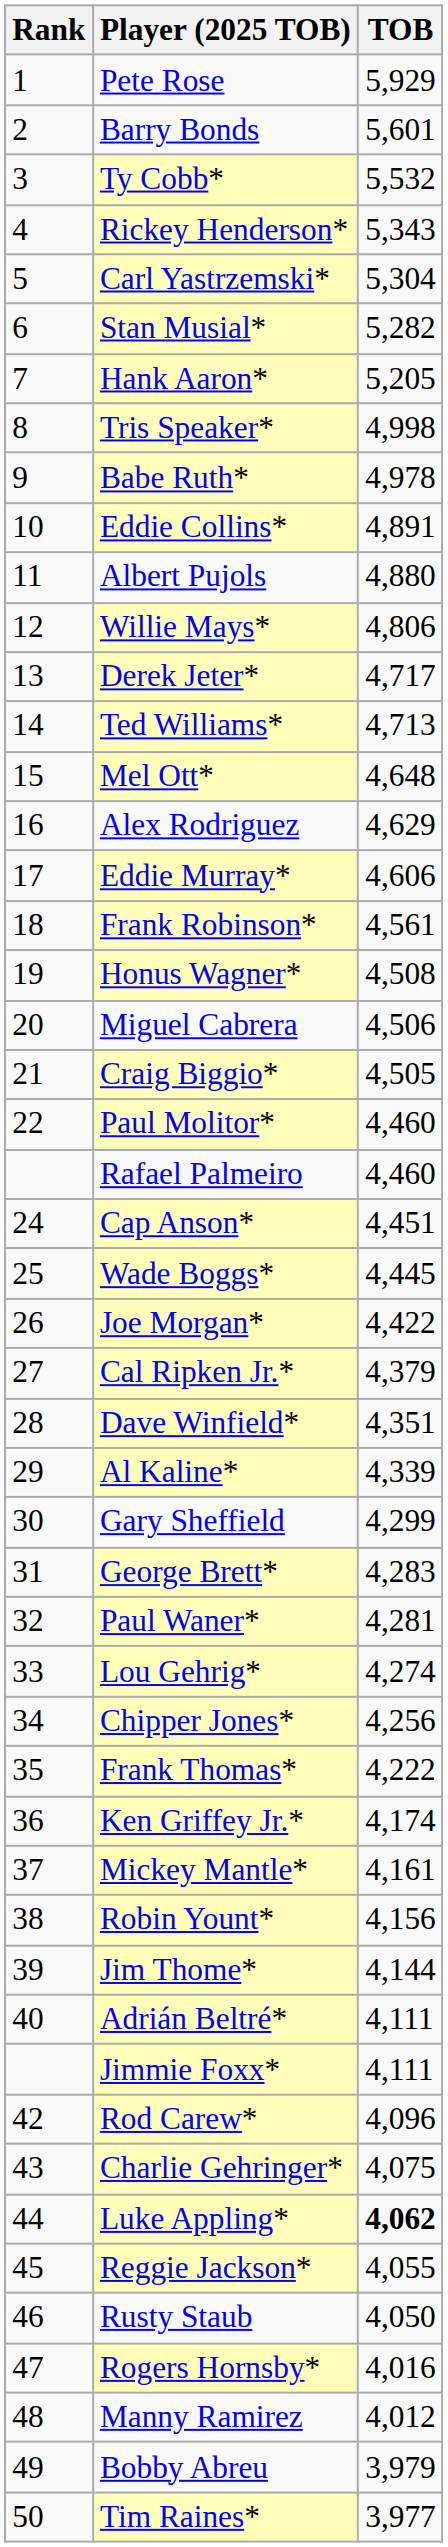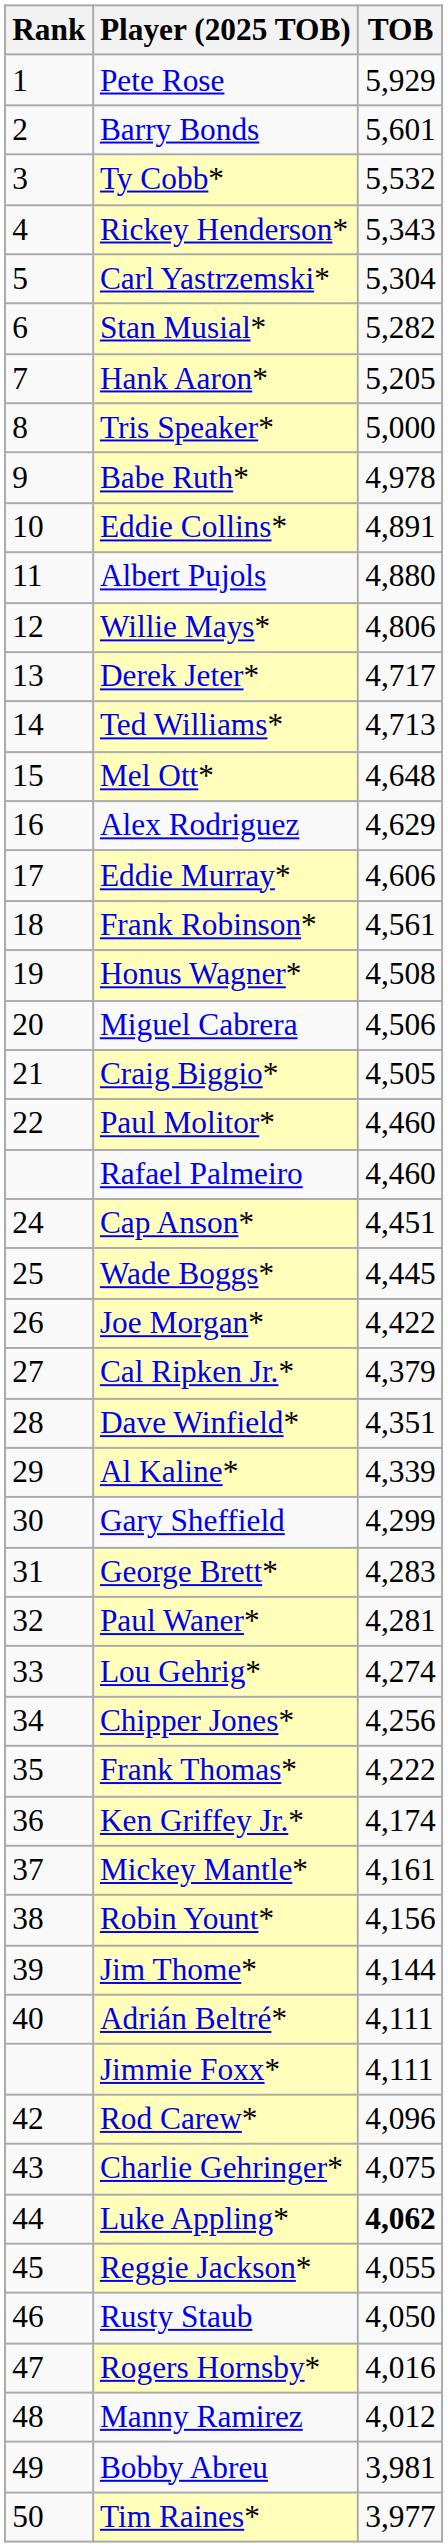(401, 427) 4,998 -> (401, 427) 5,000
(401, 2466) 3,979 -> (401, 2466) 3,981
